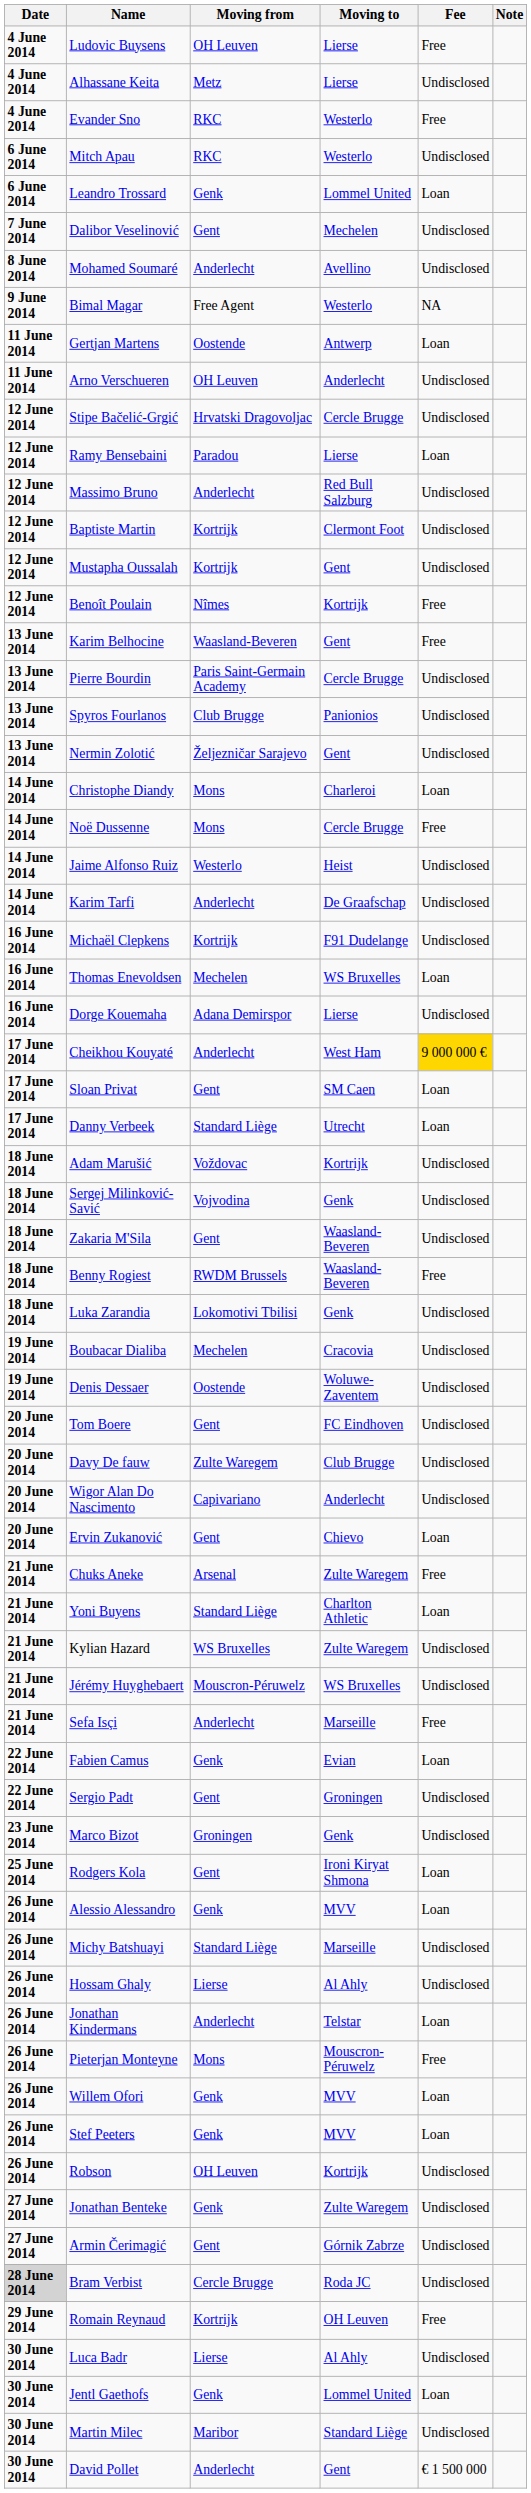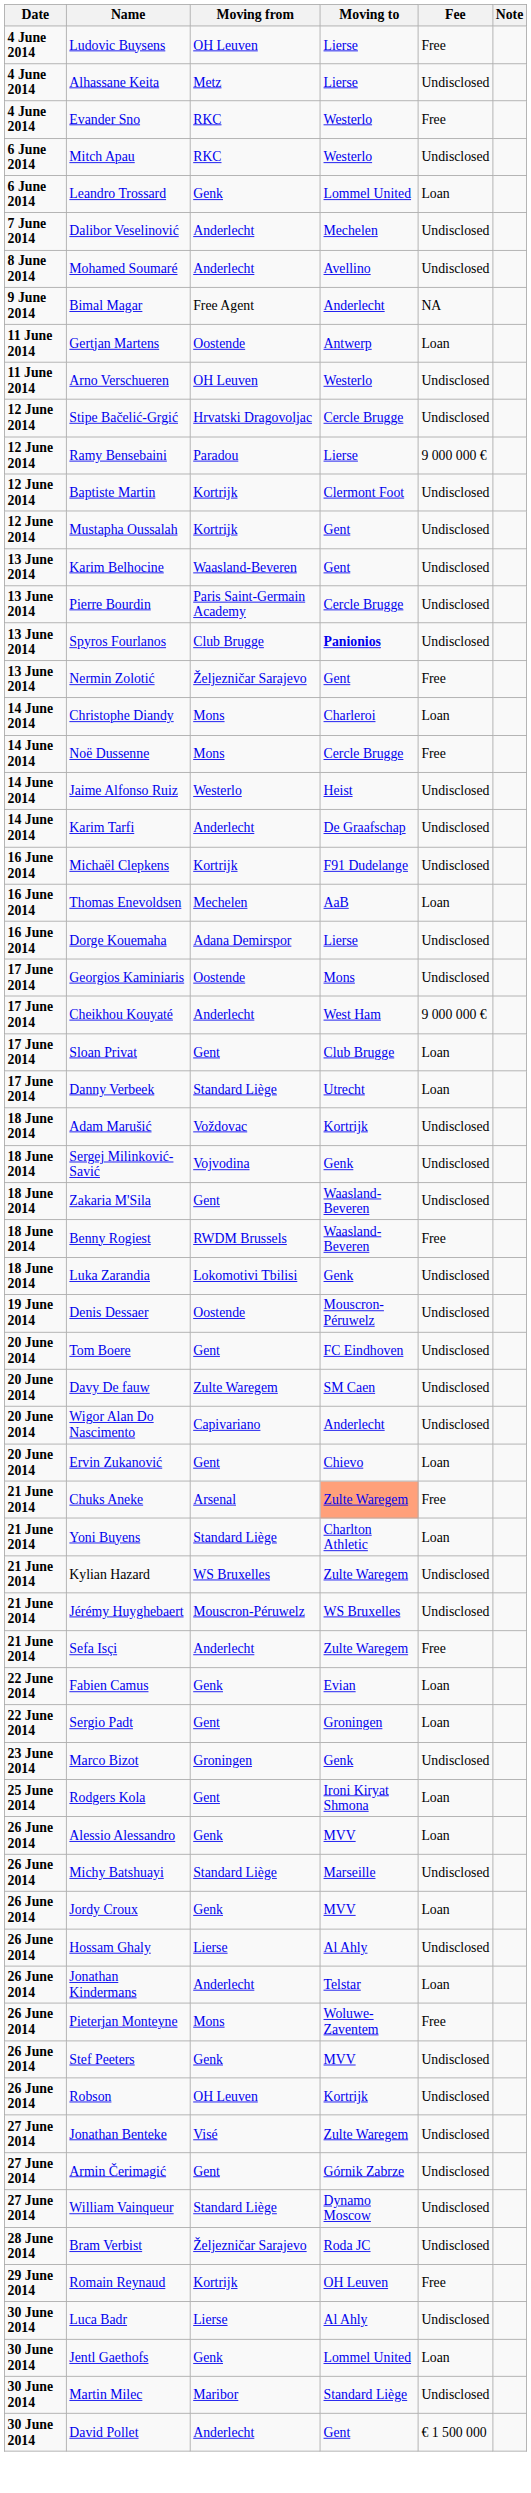(207, 231) Gent -> (224, 231) Anderlecht
(348, 306) Westerlo -> (354, 306) Anderlecht
(354, 380) Anderlecht -> (348, 380) Westerlo
(436, 455) Loan -> (454, 455) 9 000 000 €
- row: (114, 492)
- row: (110, 604)
(434, 641) Free -> (455, 567) Undisclosed
(351, 716) normal -> (352, 641) bold
(455, 753) Undisclosed -> (434, 679) Free
(362, 977) WS Bruxelles -> (336, 902) AaB
+ row: (127, 977)
(454, 1052) gold background -> (454, 1014) no background
(349, 1089) SM Caen -> (359, 1052) Club Brugge
- row: (118, 1350)
(351, 1387) Woluwe-Zaventem -> (354, 1313) Mouscron-Péruwelz
(359, 1462) Club Brugge -> (349, 1387) SM Caen
(366, 1574) no background -> (366, 1499) lightsalmon background
(350, 1723) Marseille -> (366, 1648) Zulte Waregem
(455, 1798) Undisclosed -> (436, 1723) Loan
+ row: (104, 1910)
(354, 2059) Mouscron-Péruwelz -> (351, 2022) Woluwe-Zaventem
- row: (106, 2096)
(436, 2133) Loan -> (455, 2059) Undisclosed
(208, 2208) Genk -> (205, 2133) Visé
+ row: (122, 2208)
(30, 2283) lightgrey background -> (30, 2245) no background
(233, 2283) Cercle Brugge -> (250, 2245) Željezničar Sarajevo
